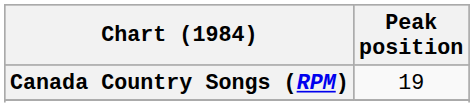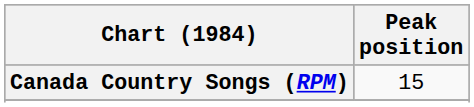(411, 83) 19 -> (411, 83) 15
